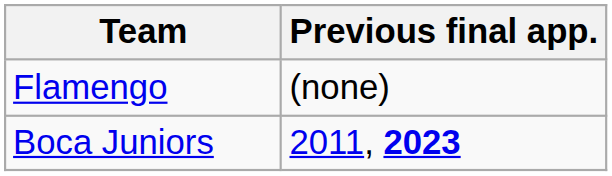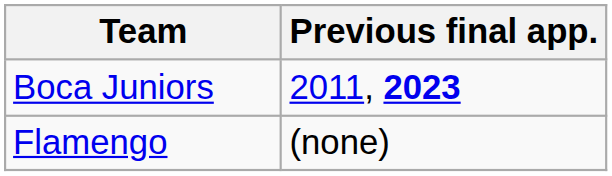rows swapped: (113, 142) <-> (90, 87)
